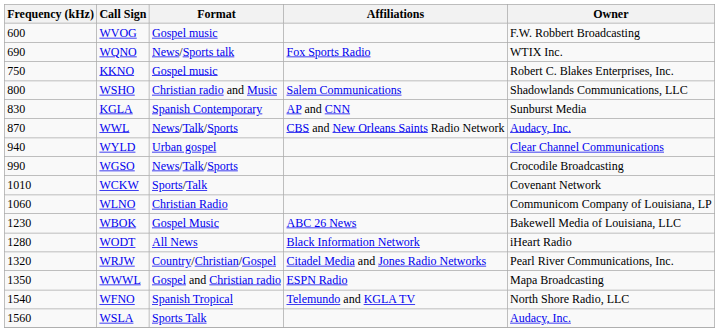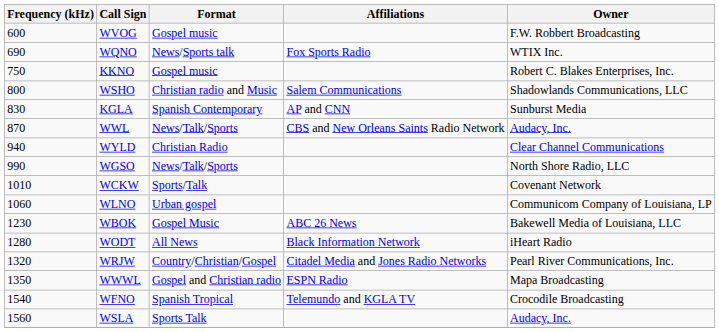(184, 147) Urban gospel -> (190, 147) Christian Radio
(567, 166) Crocodile Broadcasting -> (570, 166) North Shore Radio, LLC
(190, 204) Christian Radio -> (184, 204) Urban gospel
(570, 299) North Shore Radio, LLC -> (567, 299) Crocodile Broadcasting
